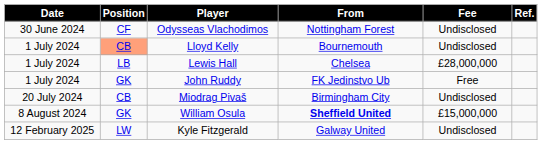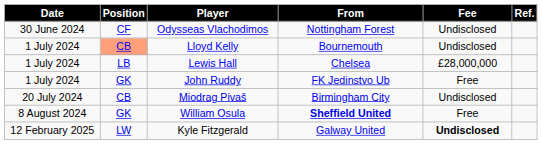(468, 114) £15,000,000 -> (468, 114) Free
(468, 131) normal -> (468, 131) bold
